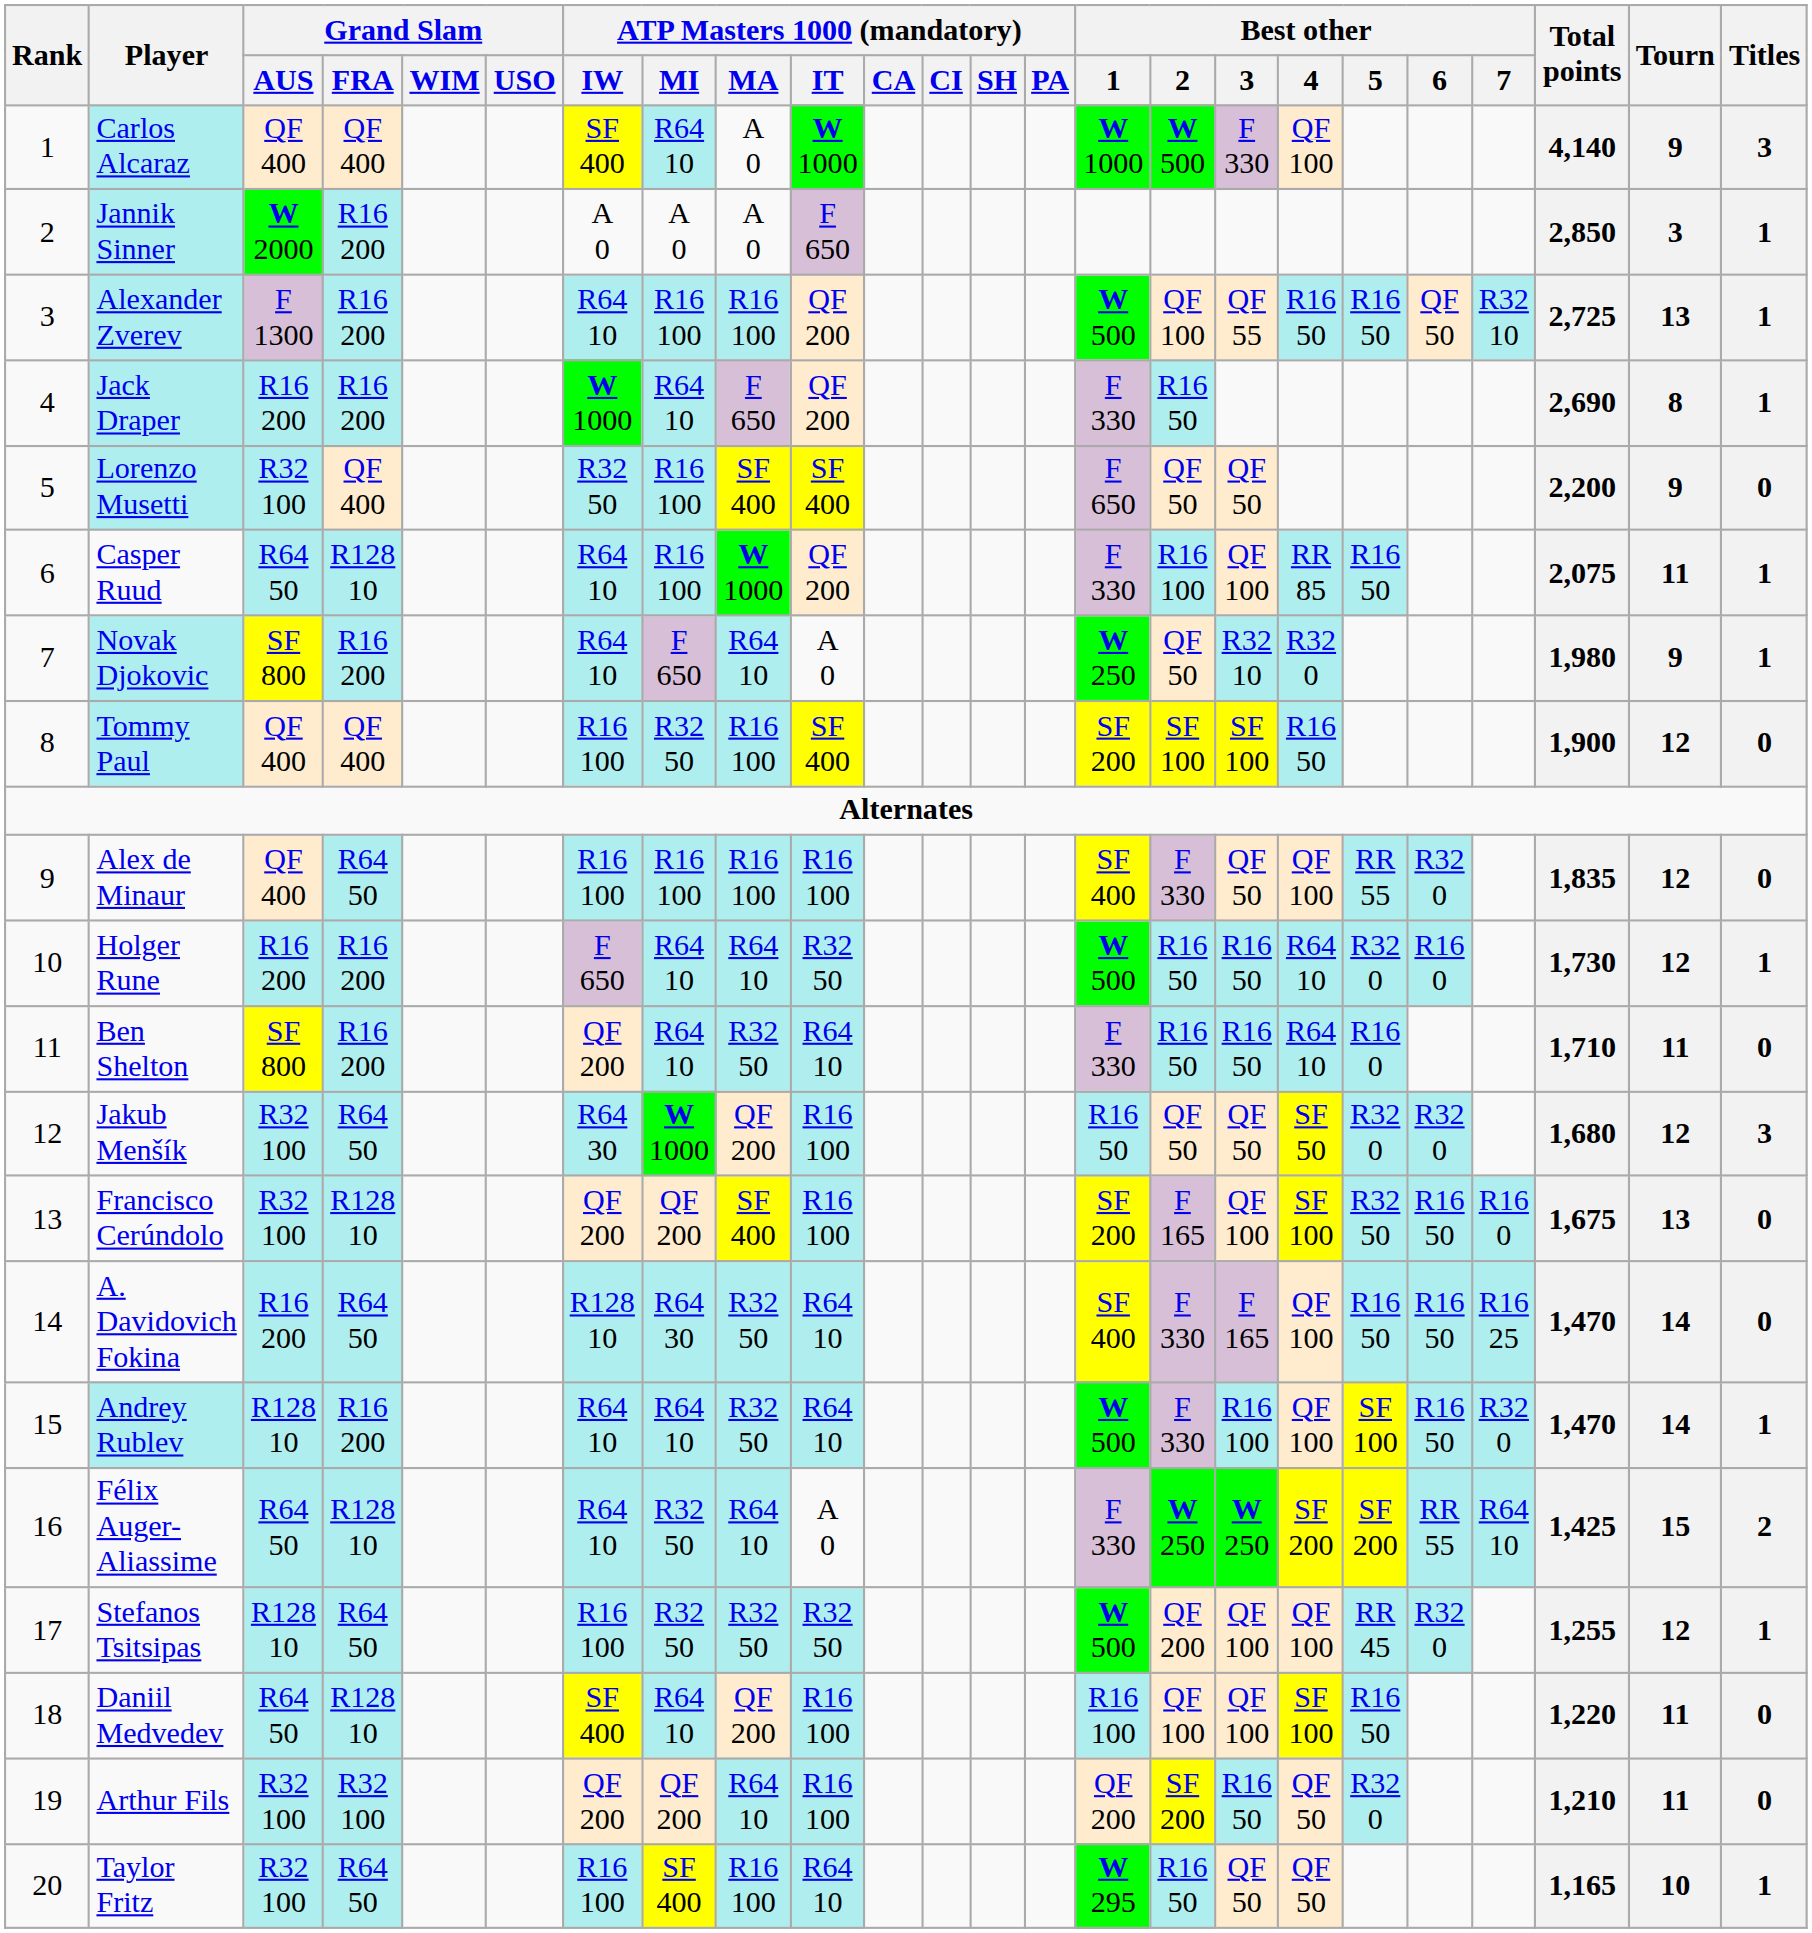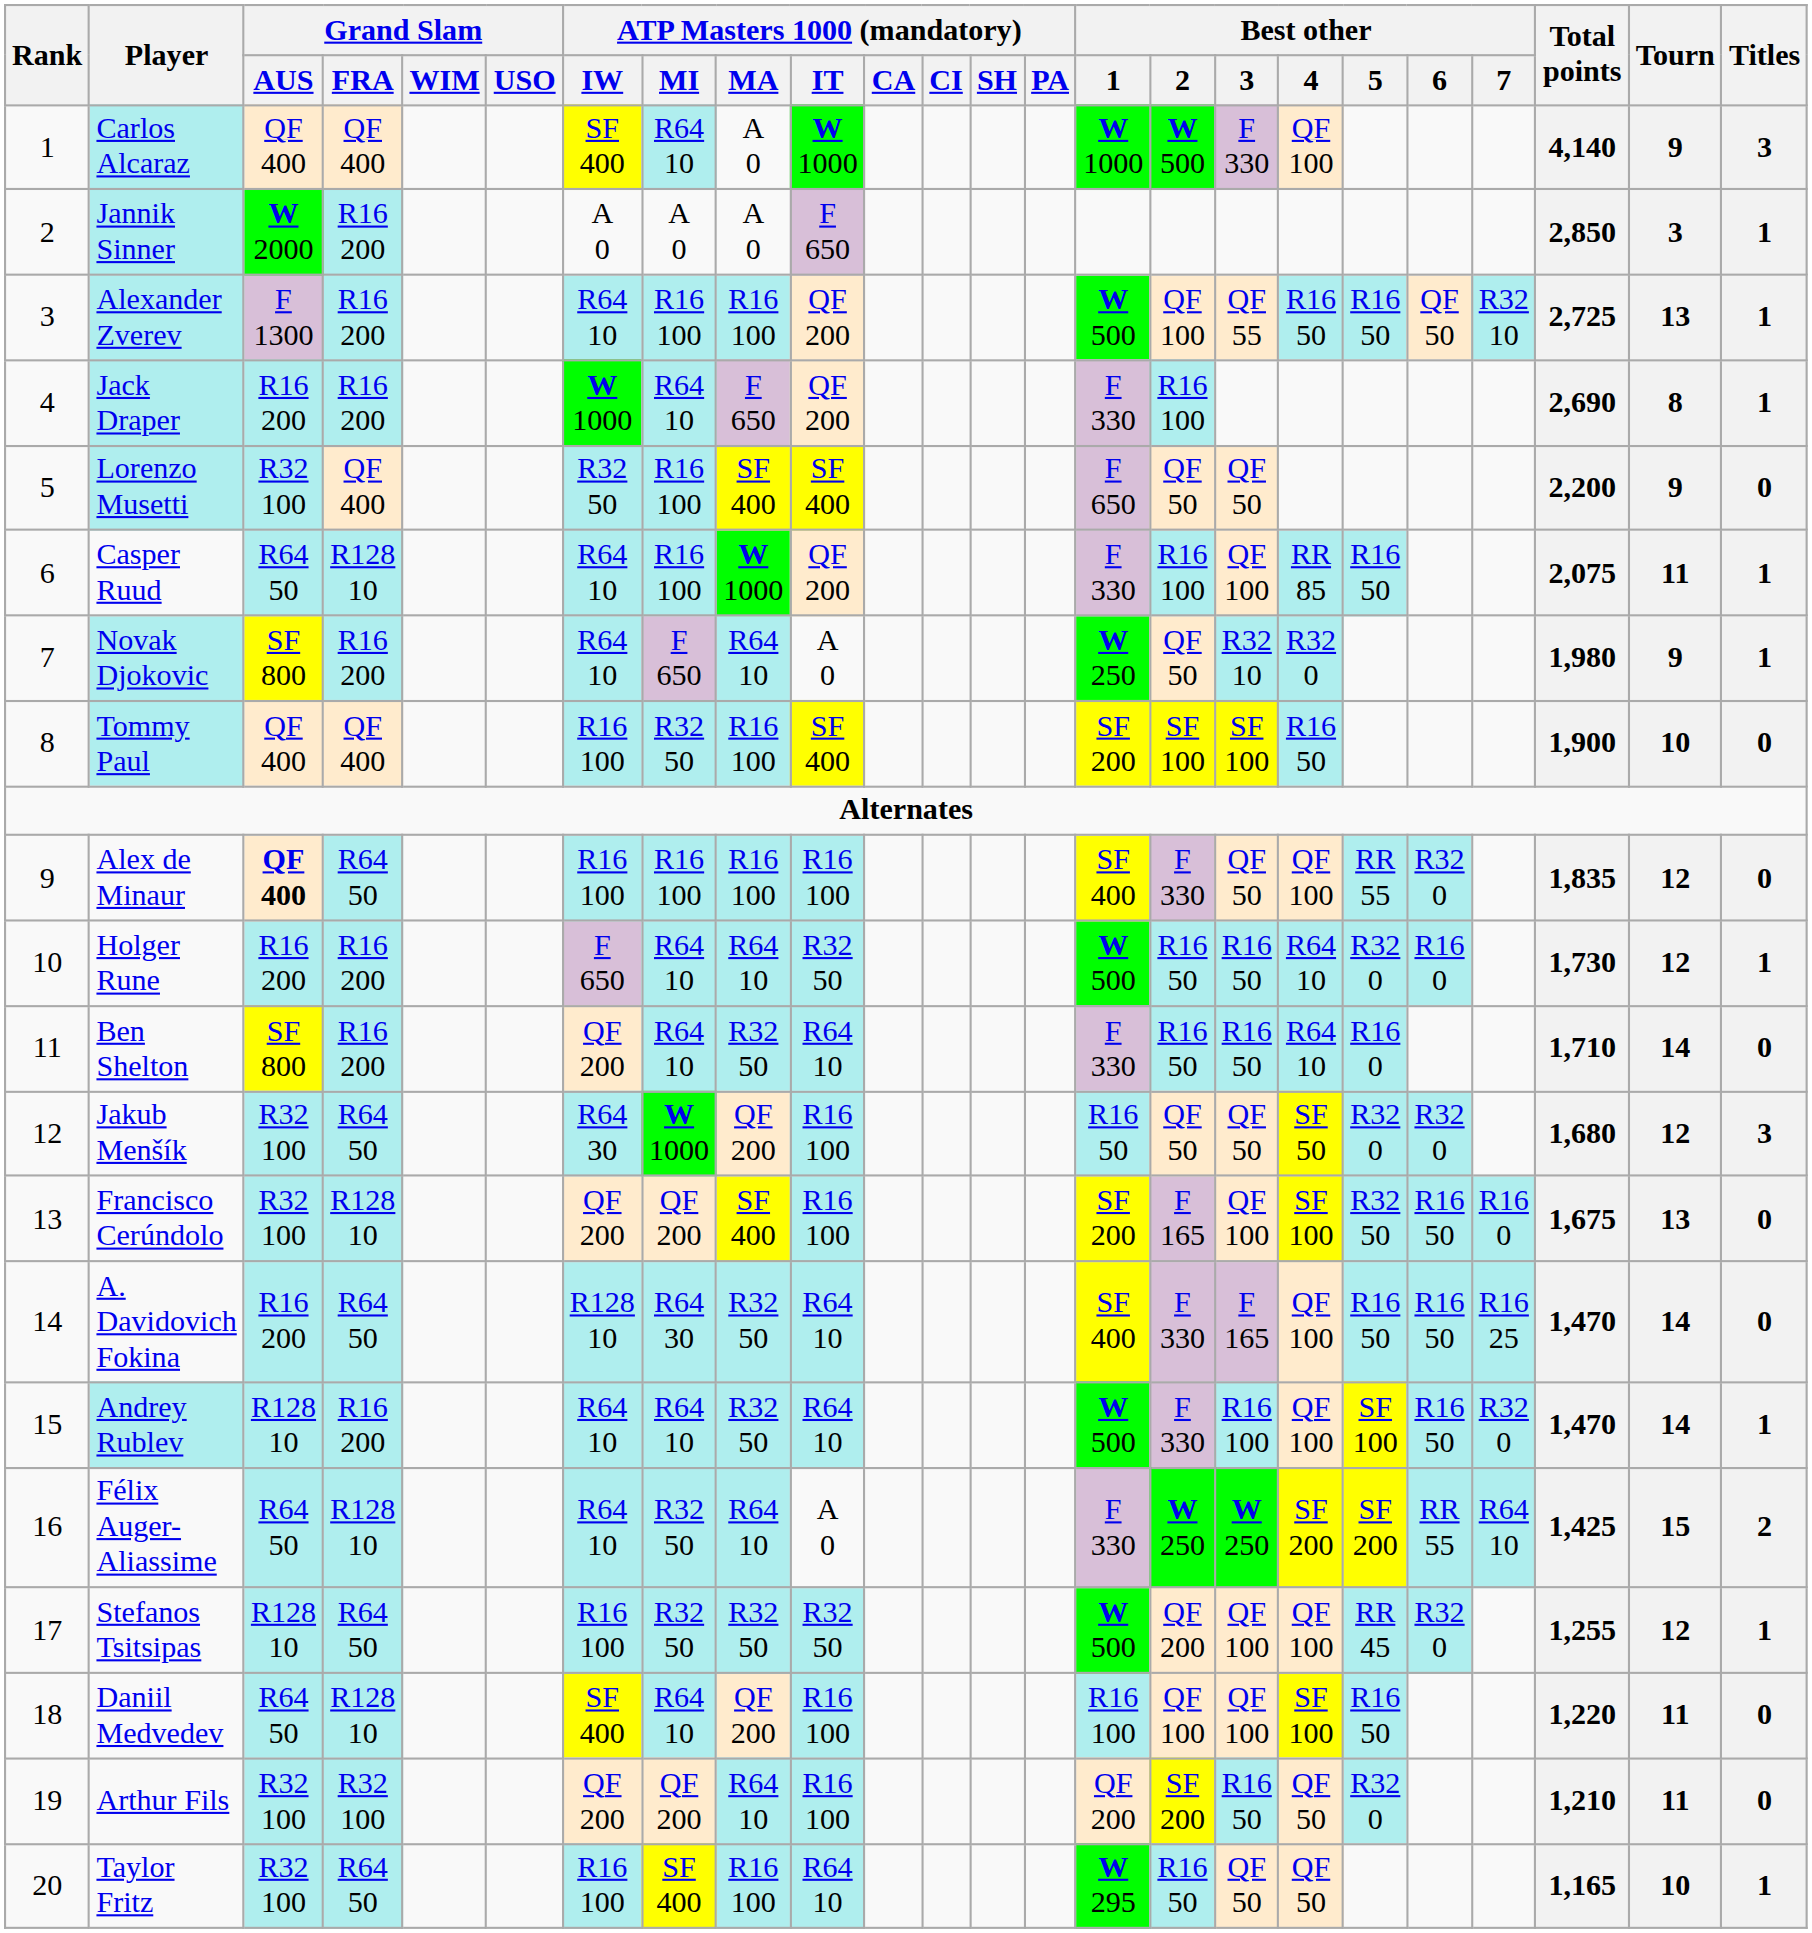(1182, 402) R16 50 -> (1182, 402) R16 100
(1675, 742) 12 -> (1675, 742) 10
(283, 877) normal -> (283, 877) bold
(1675, 1048) 11 -> (1675, 1048) 14
